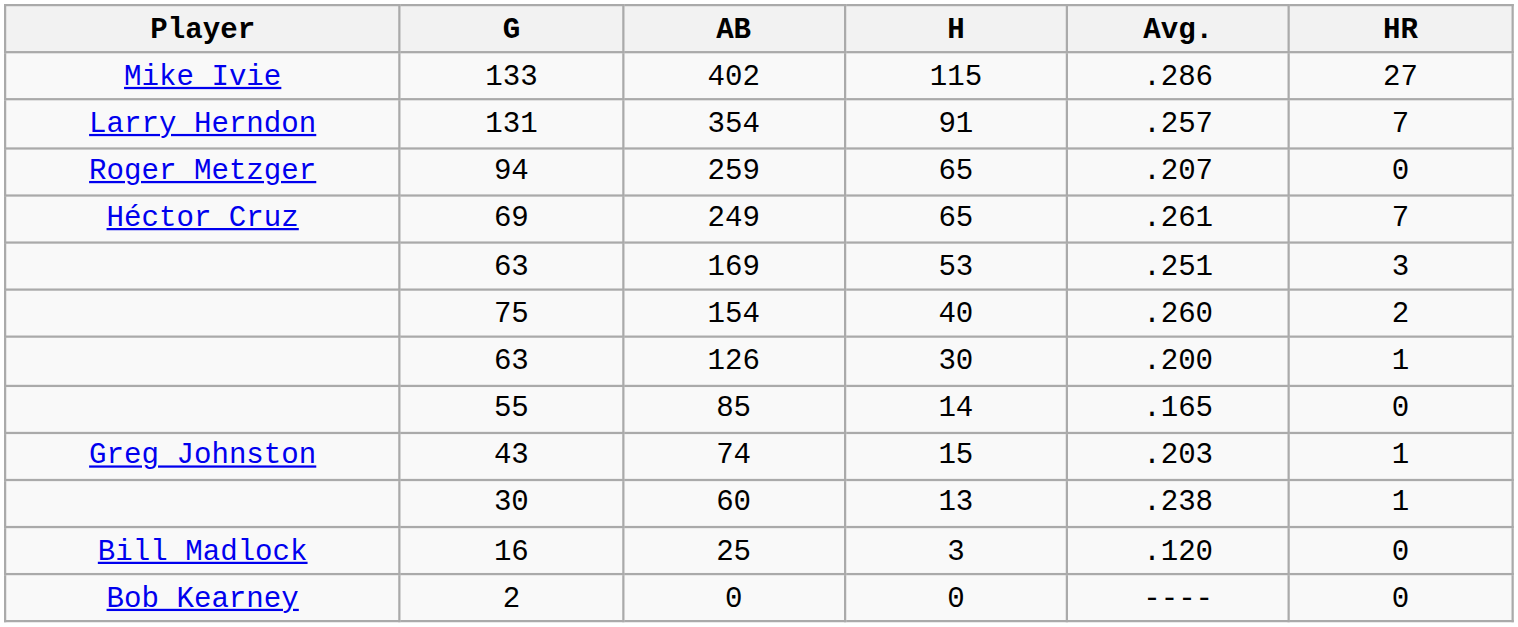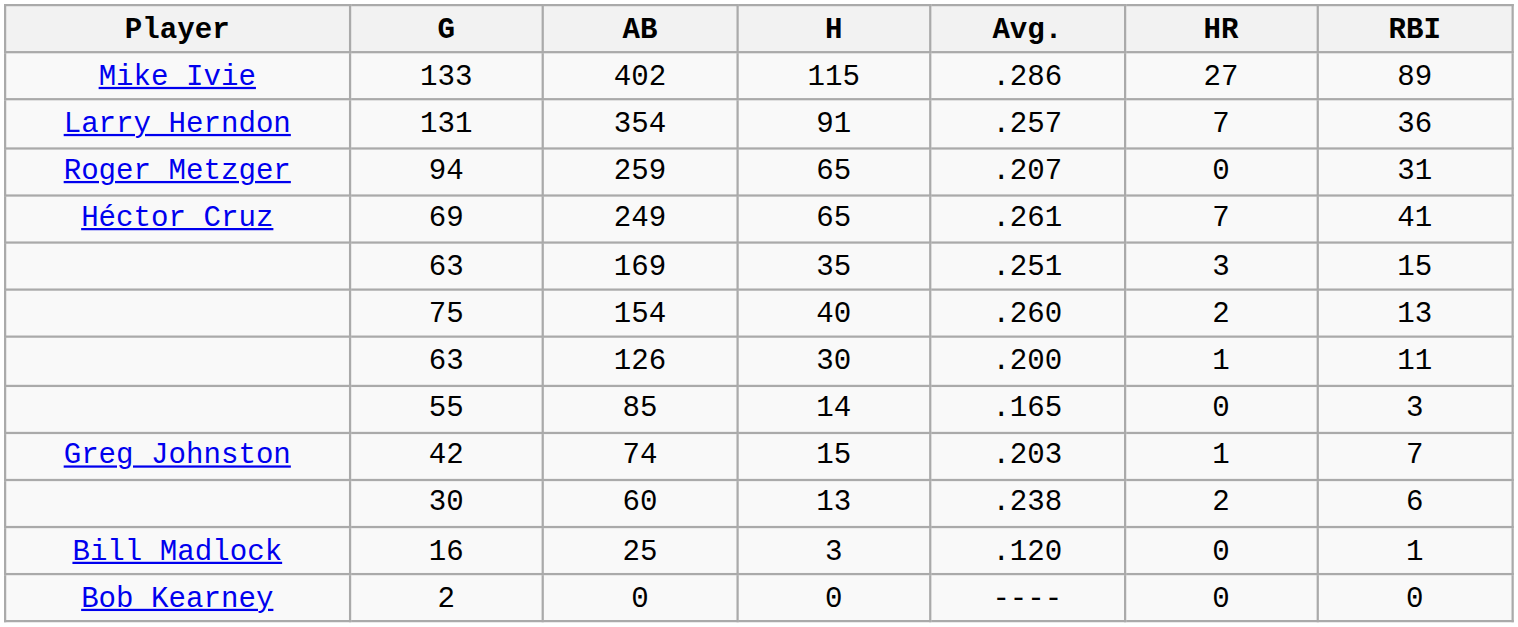+ column: (1415, 29)
(956, 266) 53 -> (834, 266) 35
(511, 456) 43 -> (446, 456) 42
(1400, 503) 1 -> (1221, 503) 2
